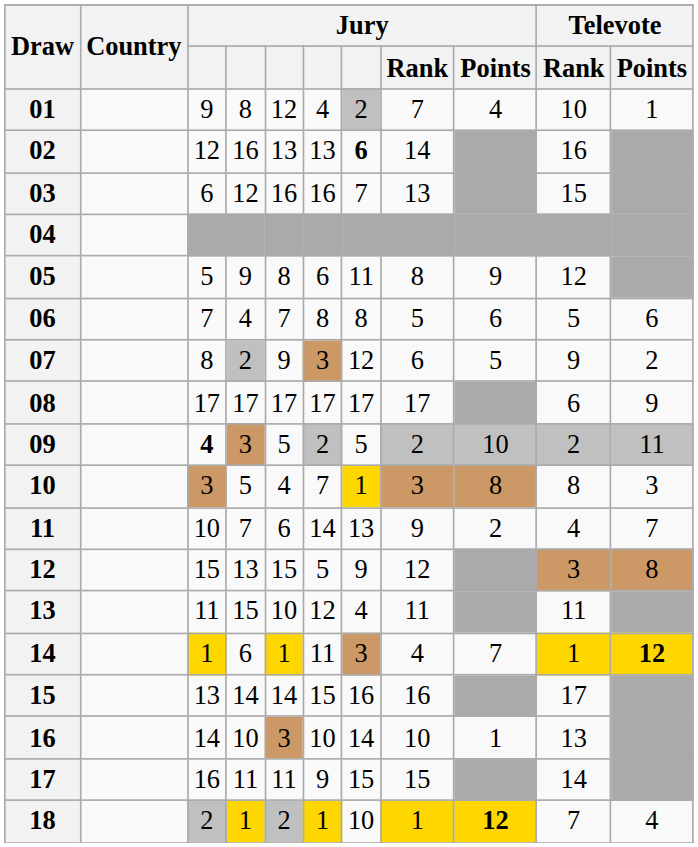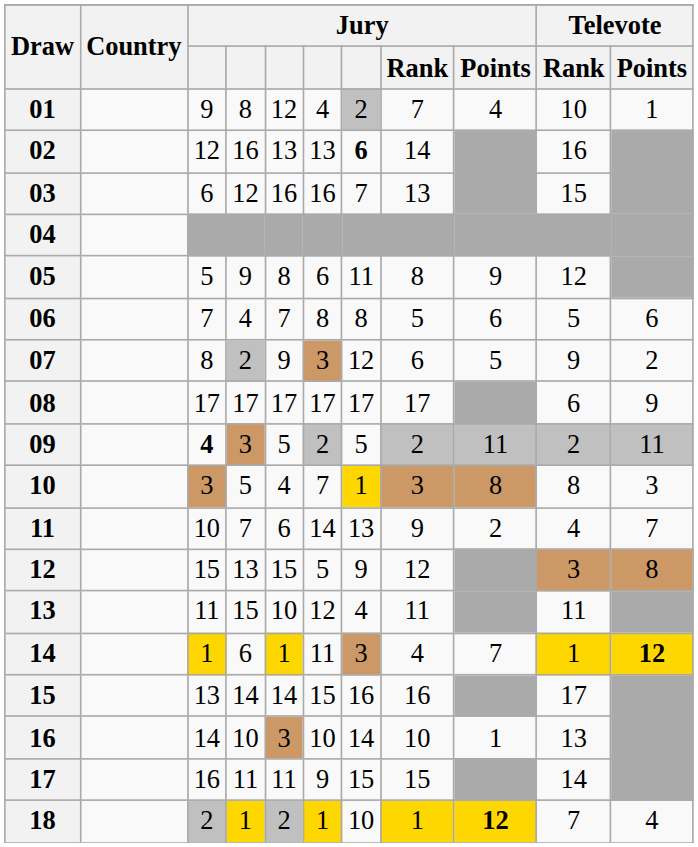(495, 444) 10 -> (495, 444) 11
